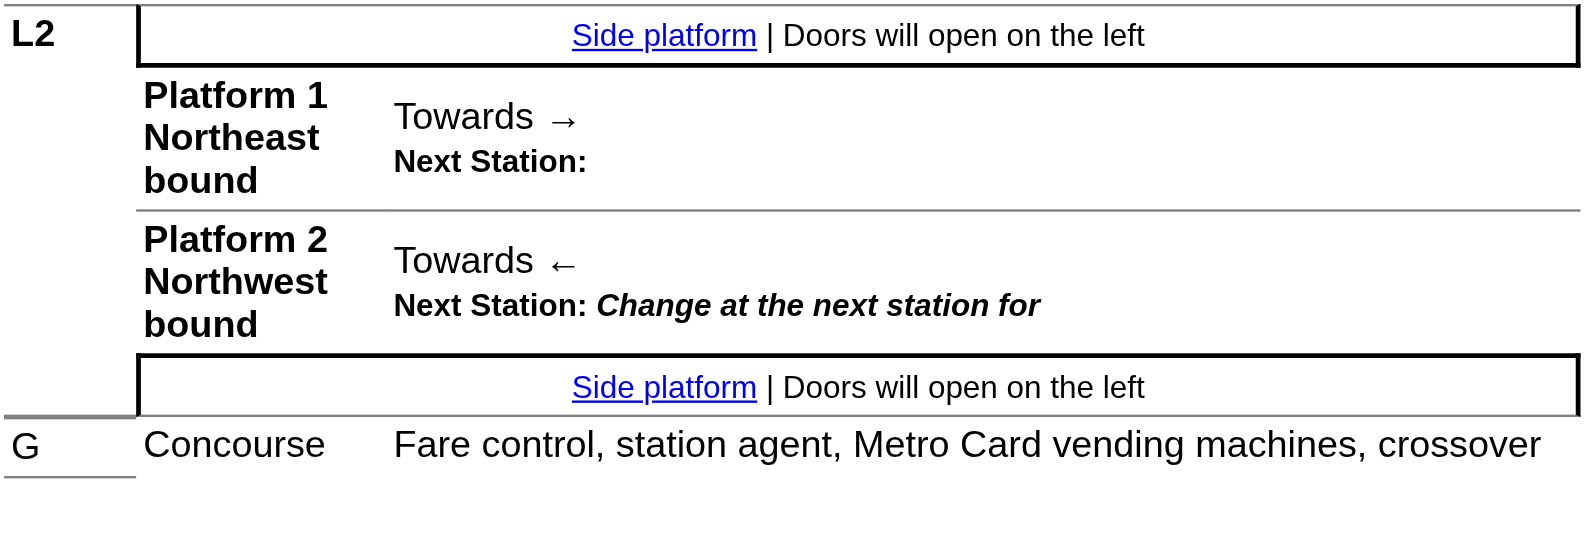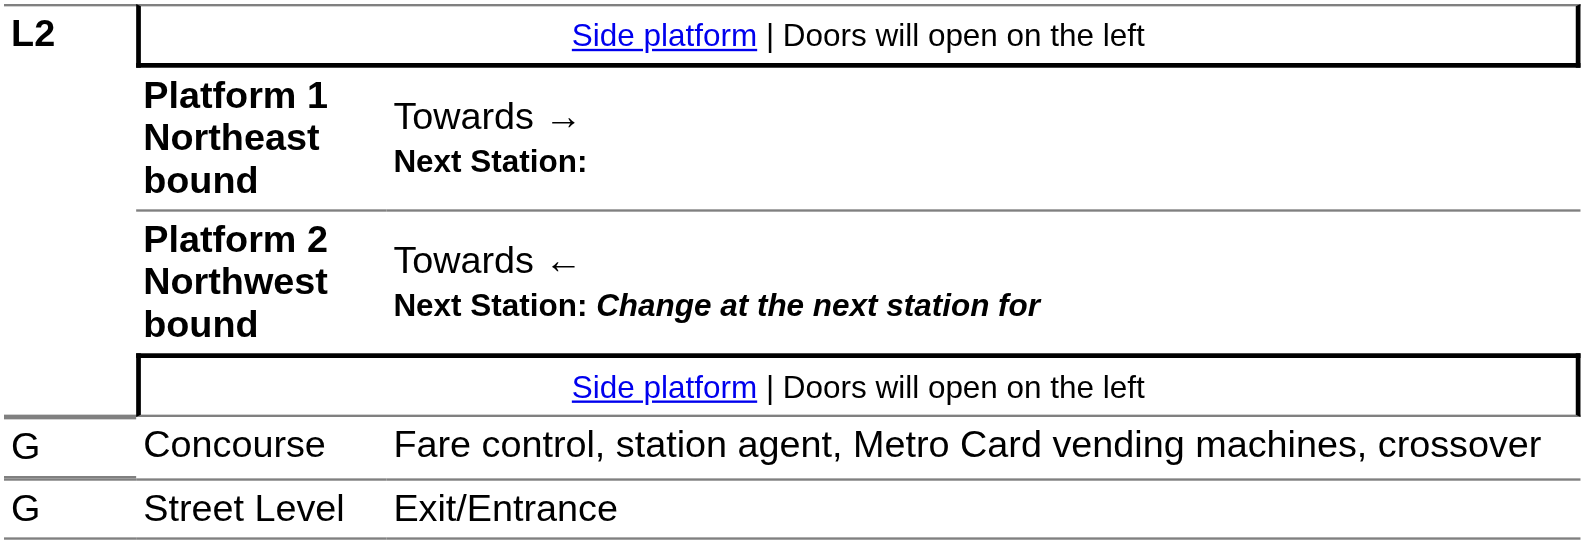+ row: (244, 508)
